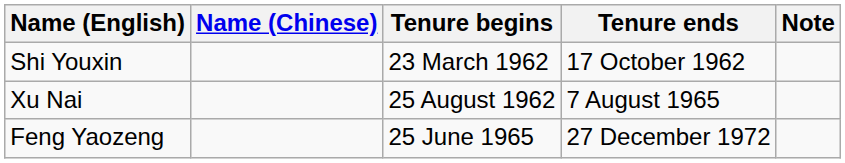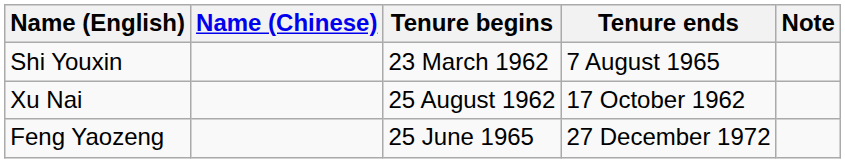(656, 61) 17 October 1962 -> (643, 61) 7 August 1965
(643, 99) 7 August 1965 -> (656, 99) 17 October 1962
